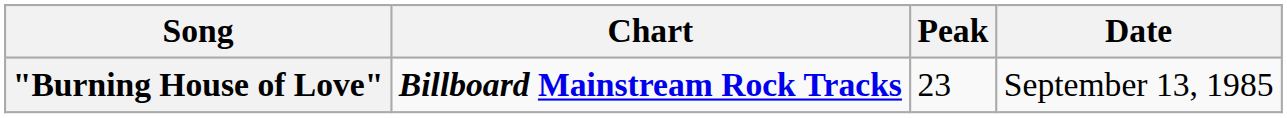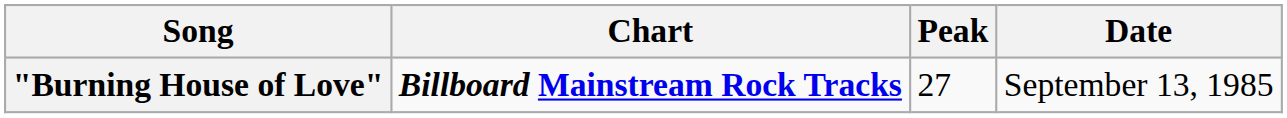(934, 84) 23 -> (934, 84) 27
